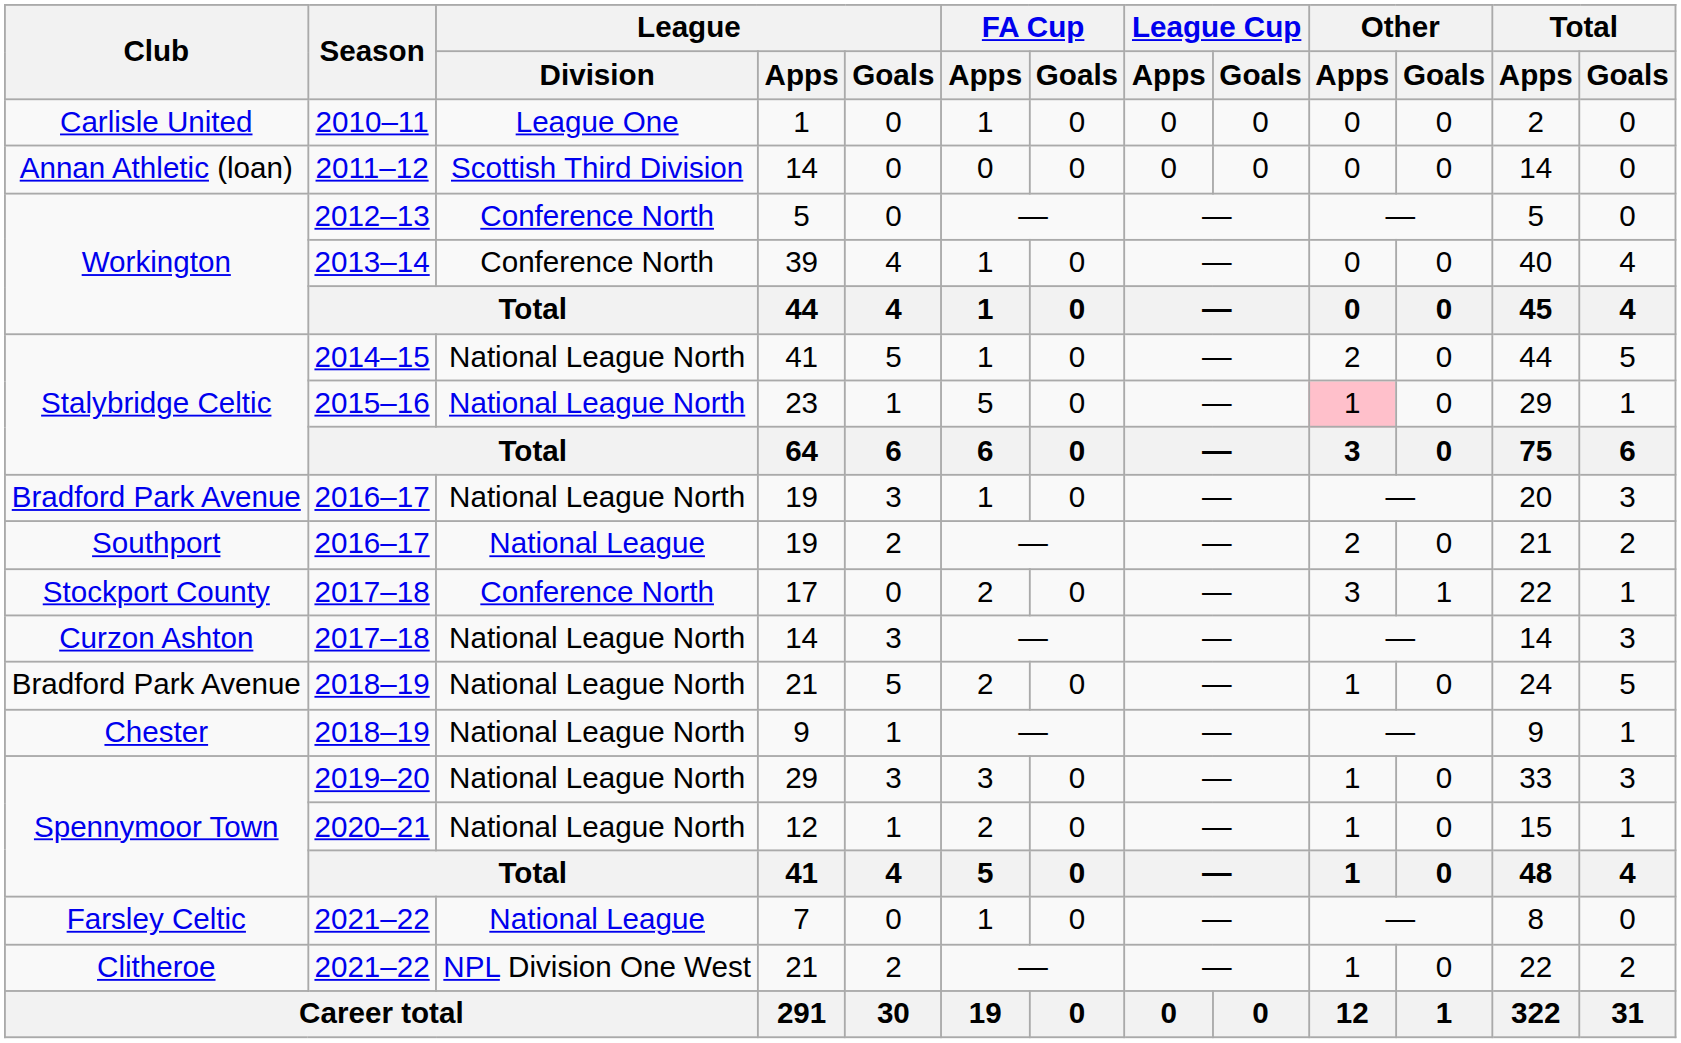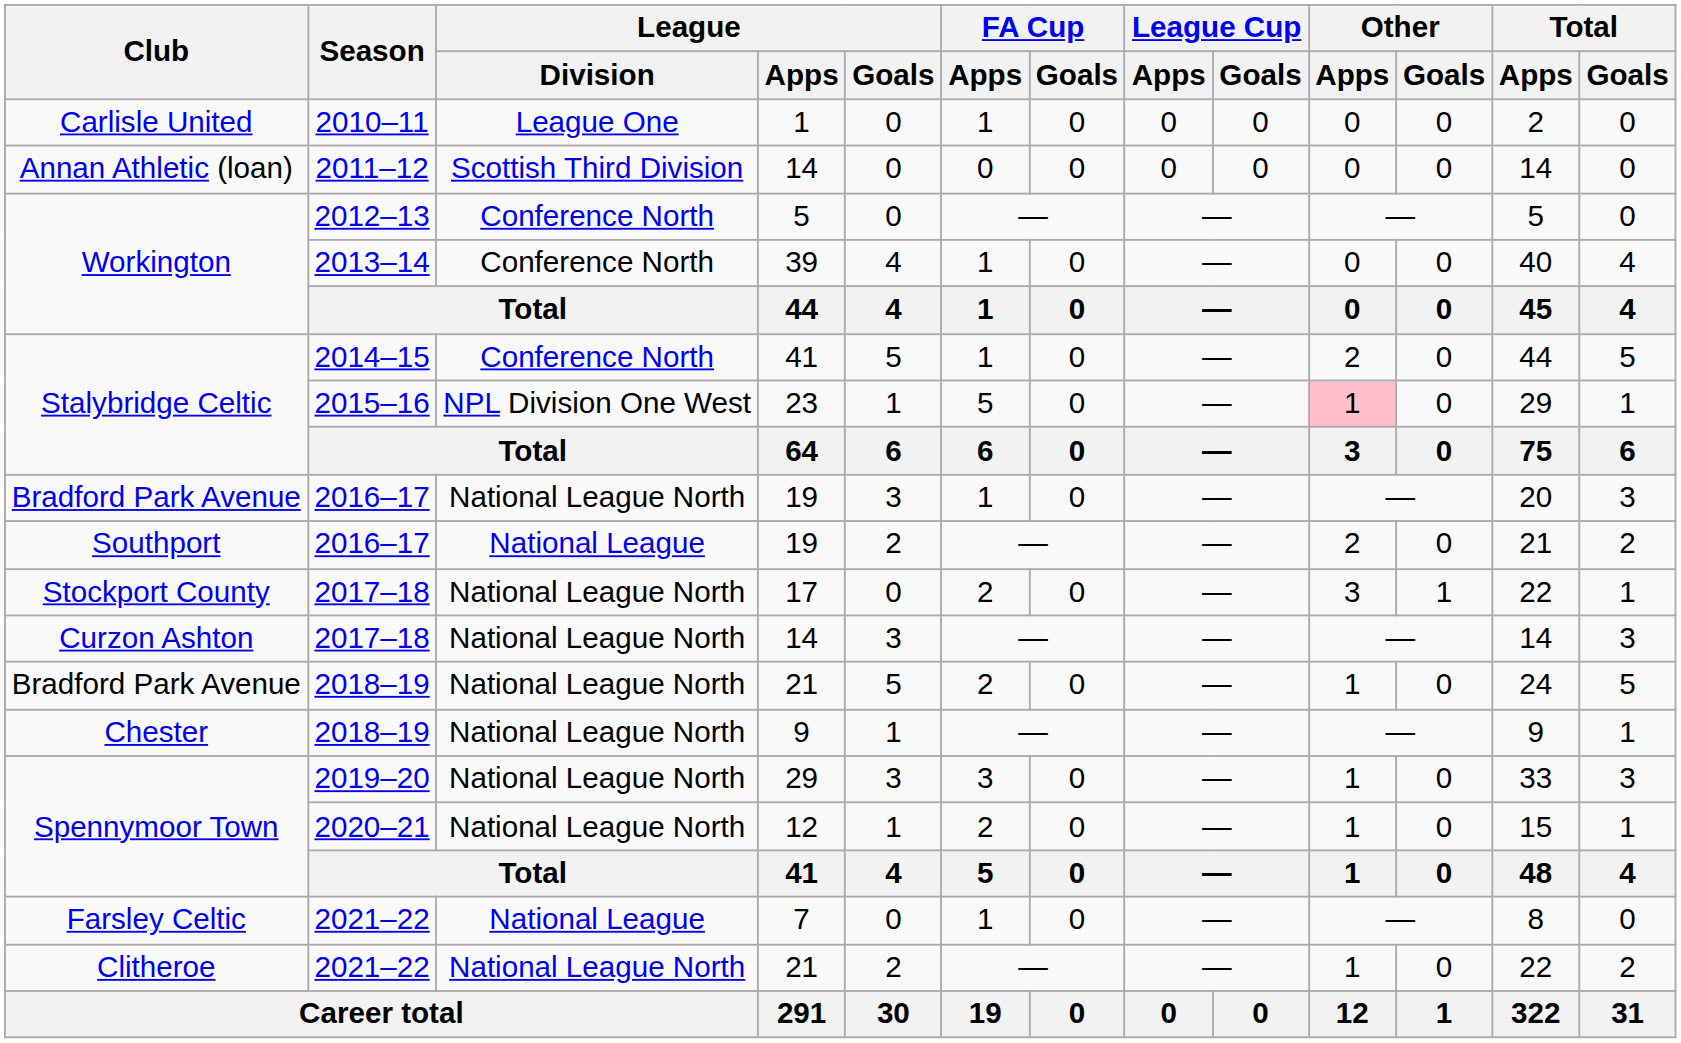(597, 356) National League North -> (597, 356) Conference North
(597, 403) National League North -> (597, 403) NPL Division One West
(597, 591) Conference North -> (597, 591) National League North
(597, 966) NPL Division One West -> (597, 966) National League North
